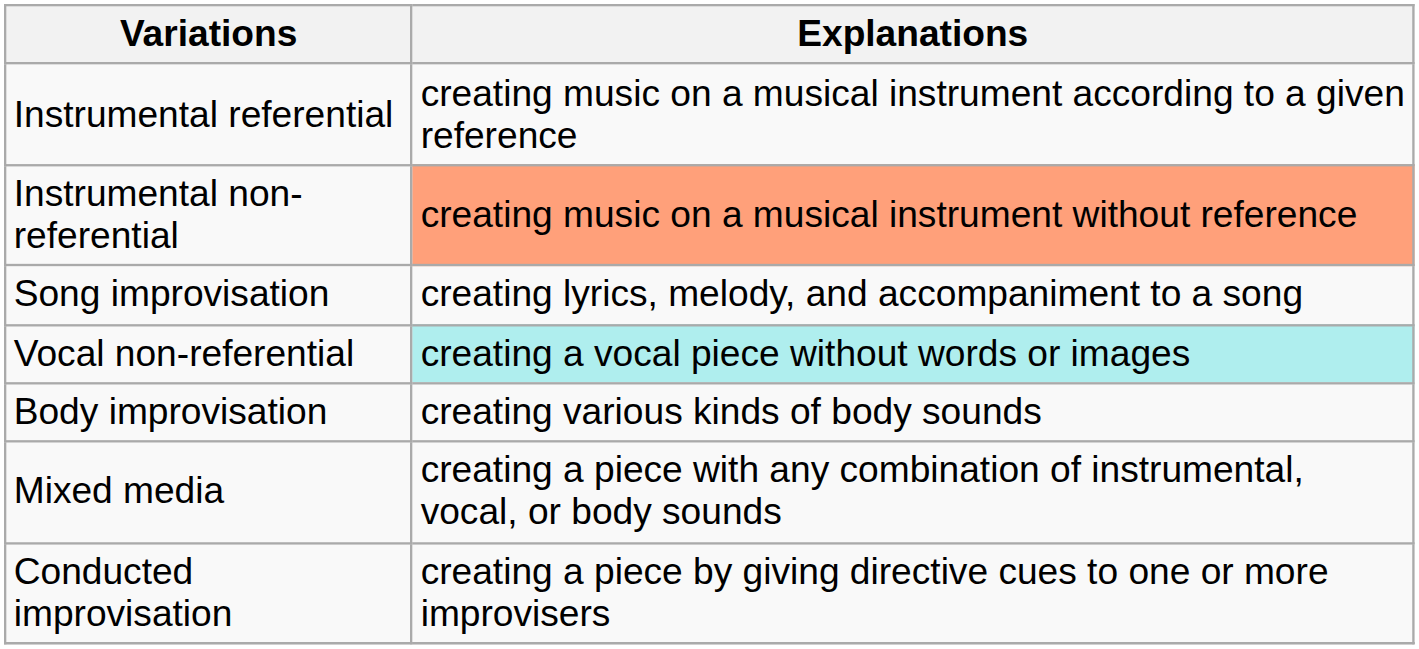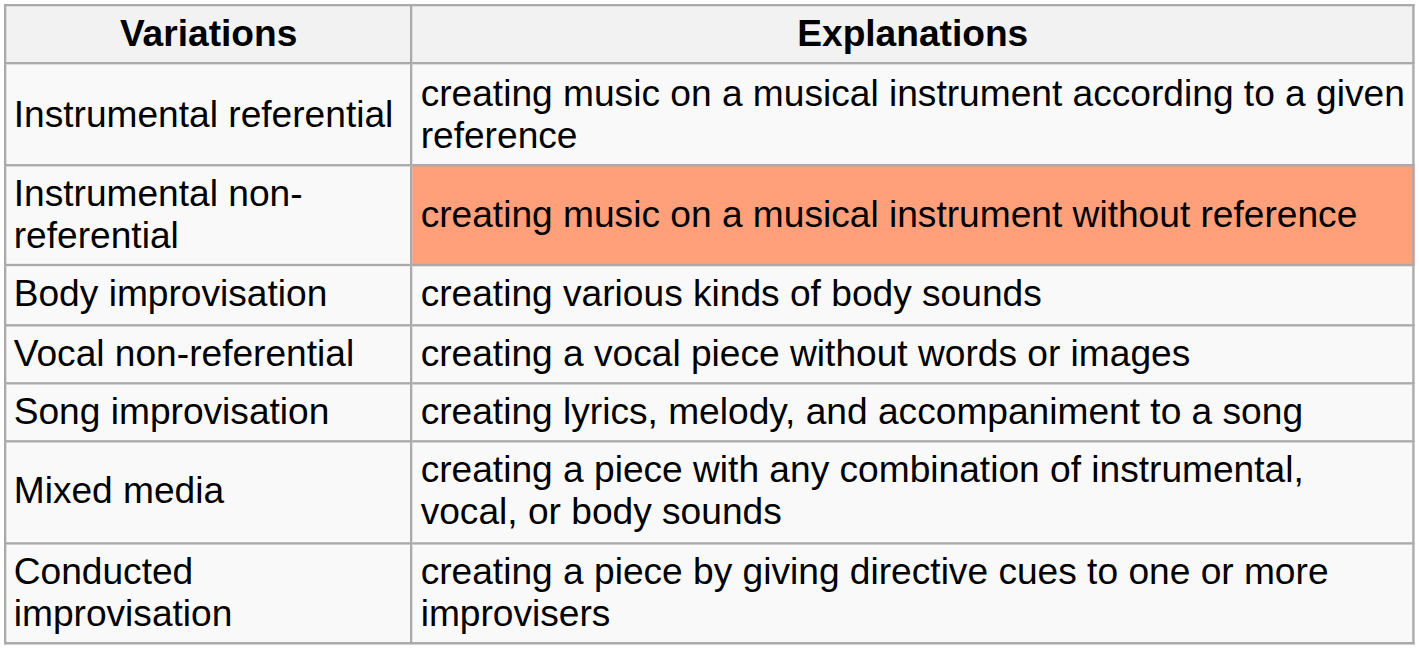rows swapped: (172, 294) <-> (171, 411)
(805, 352) paleturquoise background -> (805, 352) no background
